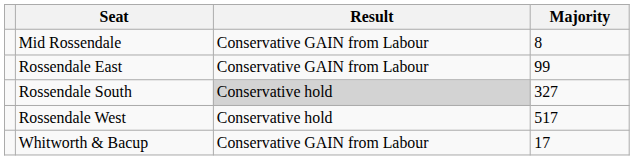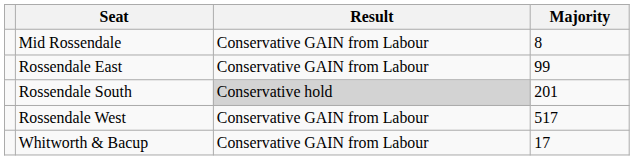(546, 92) 327 -> (546, 92) 201
(275, 117) Conservative hold -> (323, 117) Conservative GAIN from Labour
